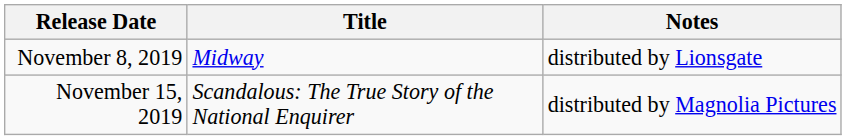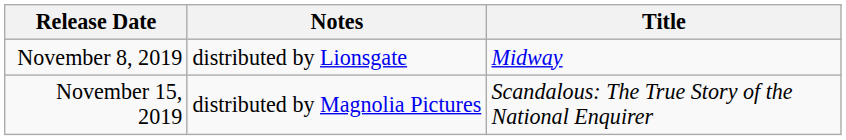columns swapped: (365, 22) <-> (692, 22)
